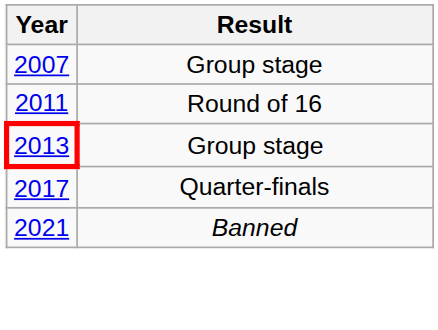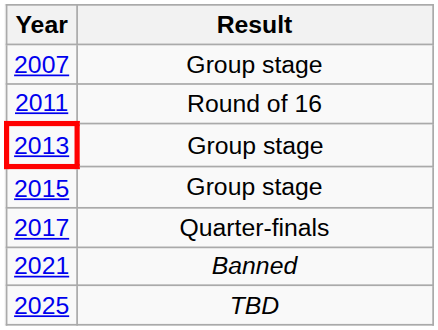+ row: (42, 188)
+ row: (42, 306)
